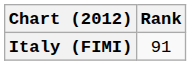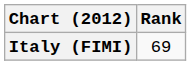(161, 47) 91 -> (161, 47) 69
